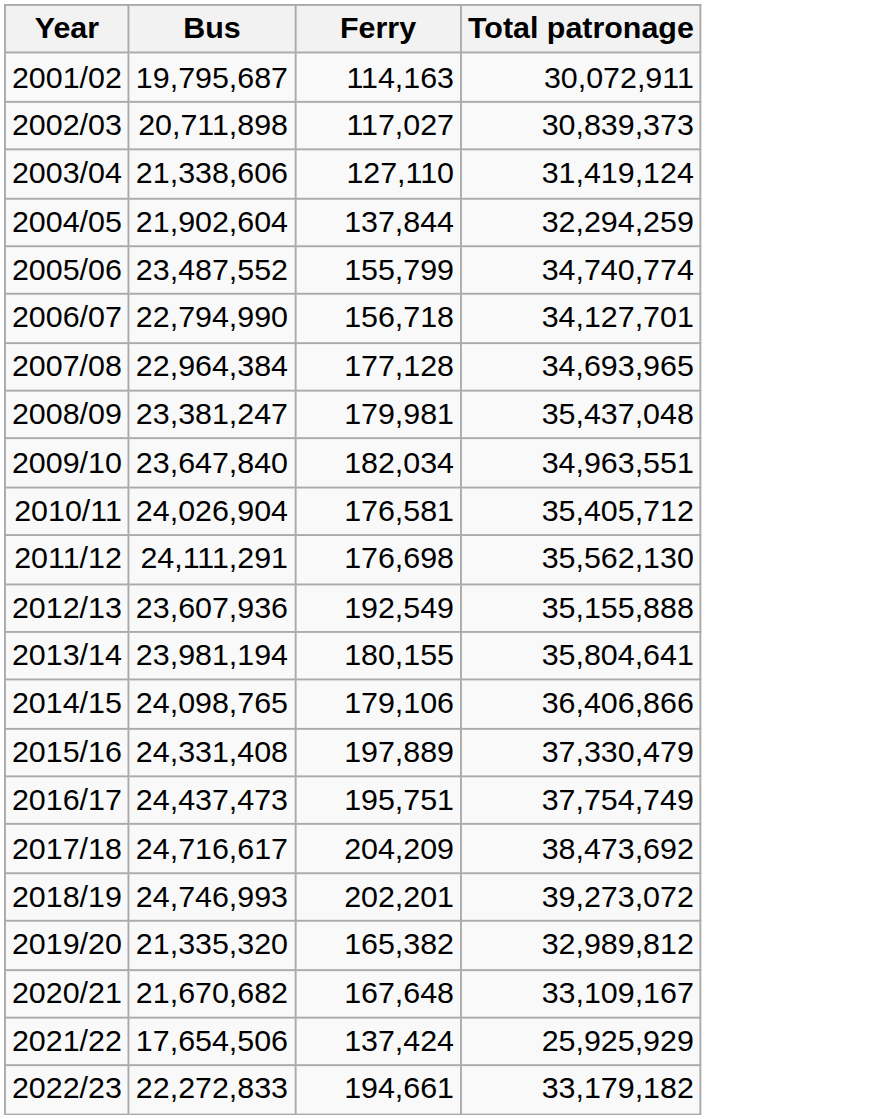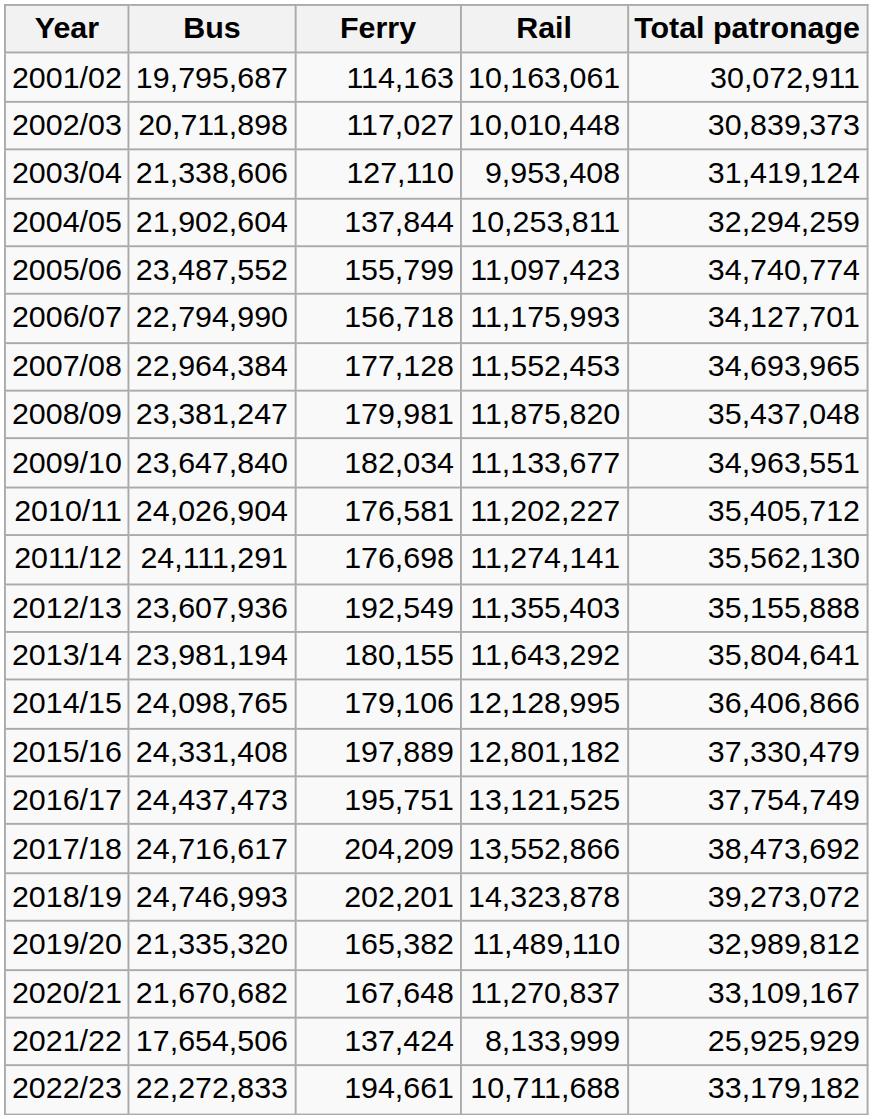+ column: (544, 28)
